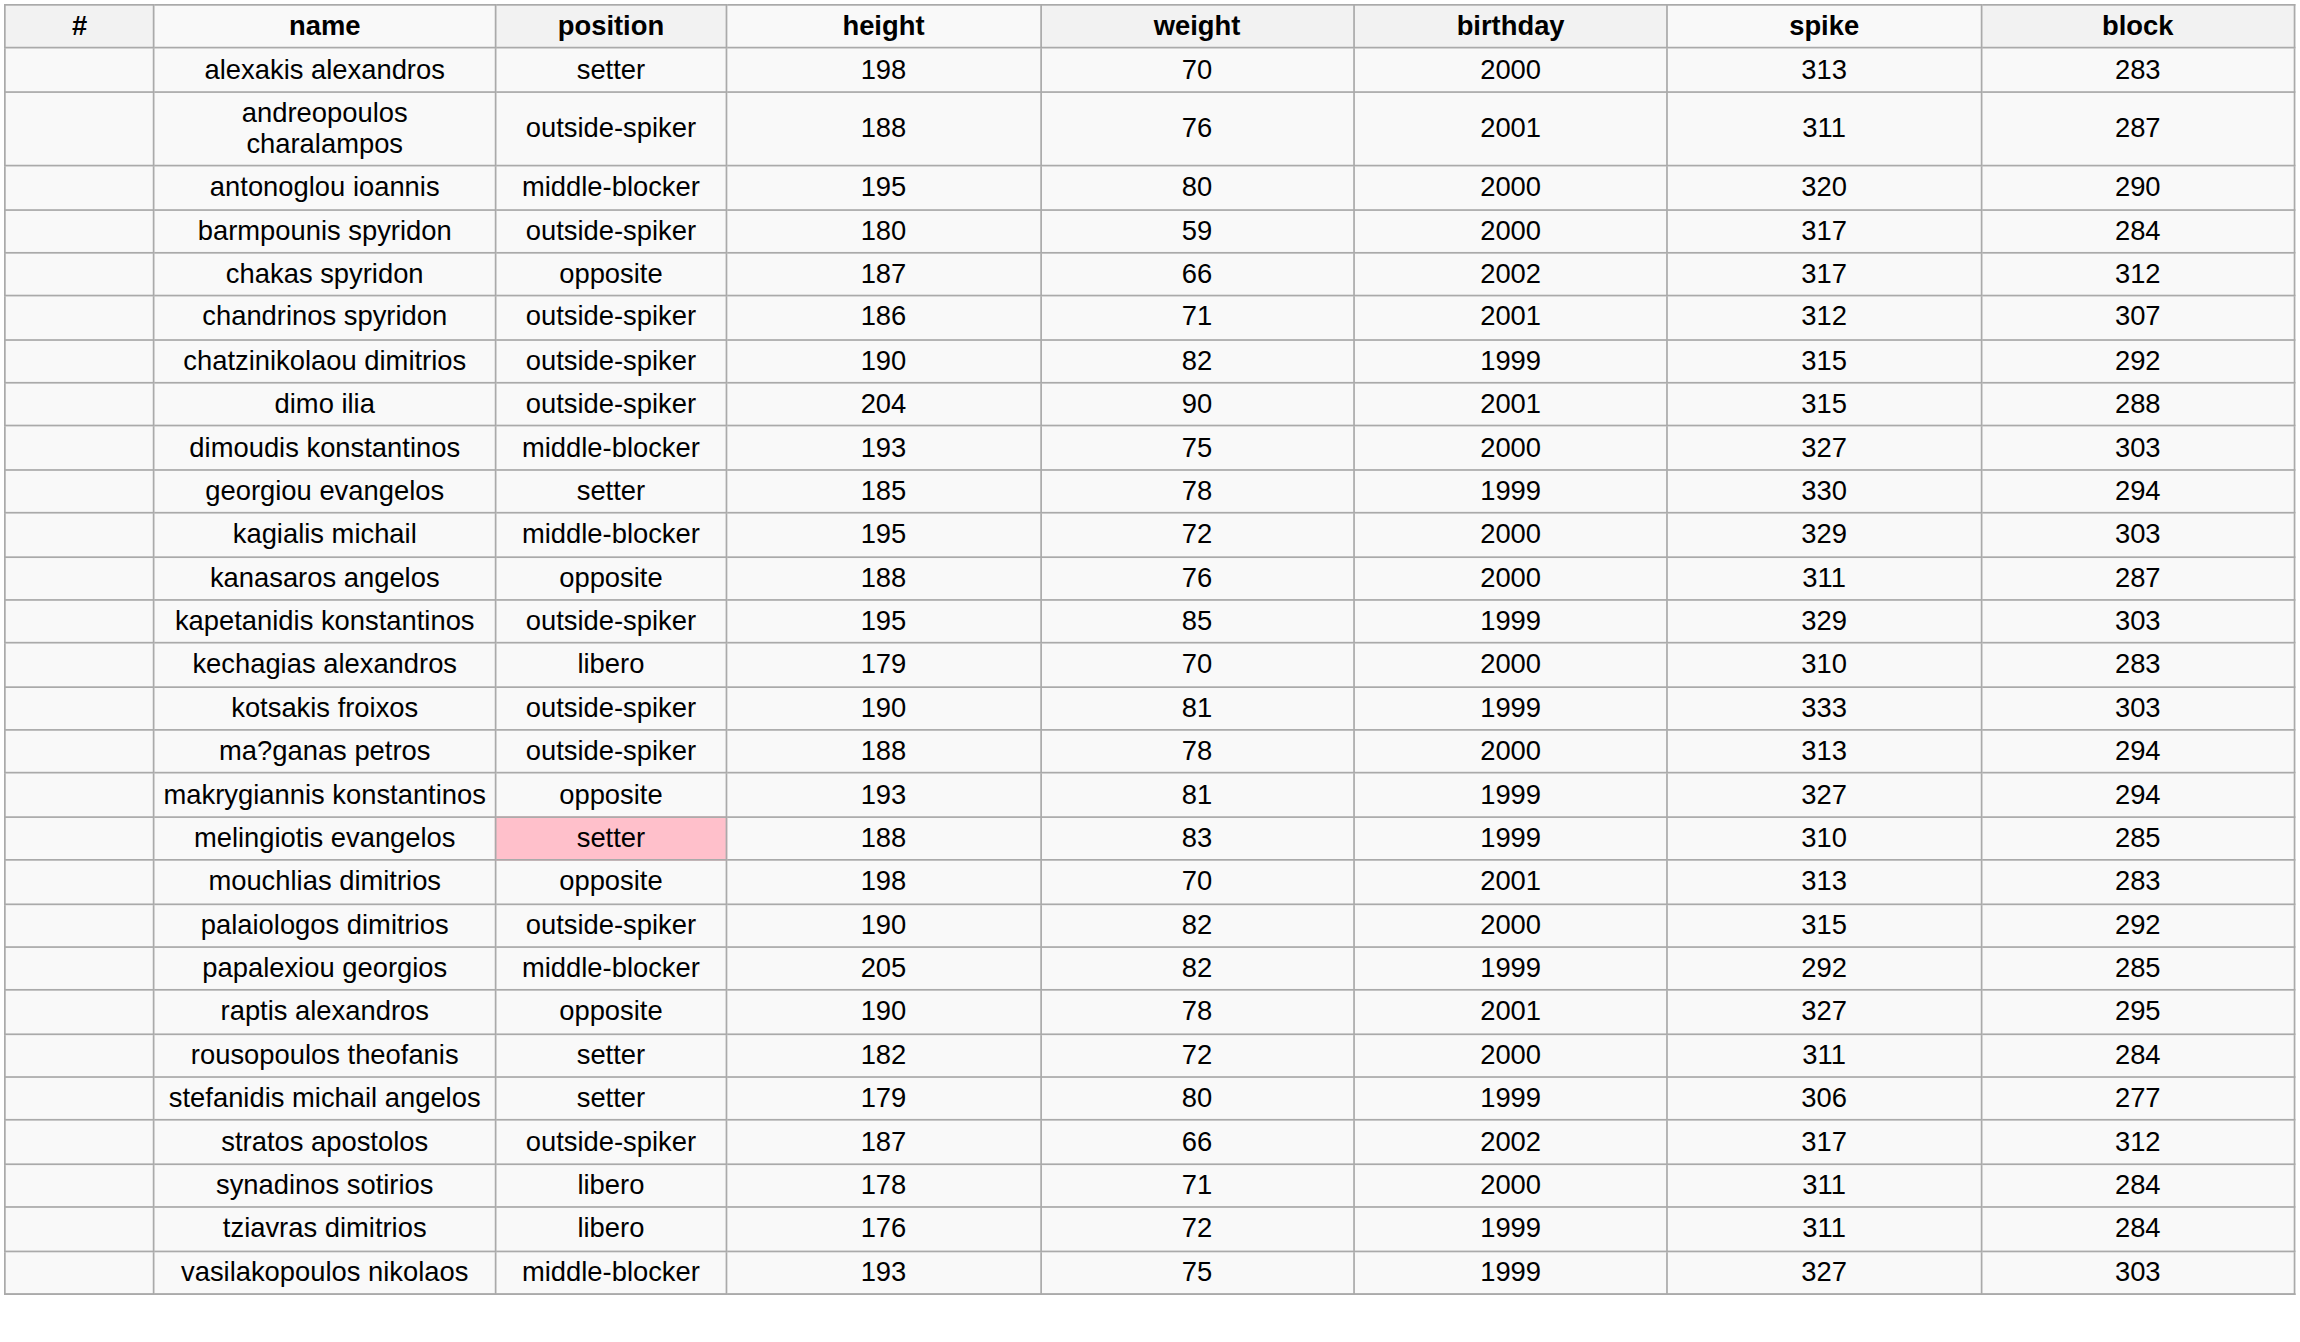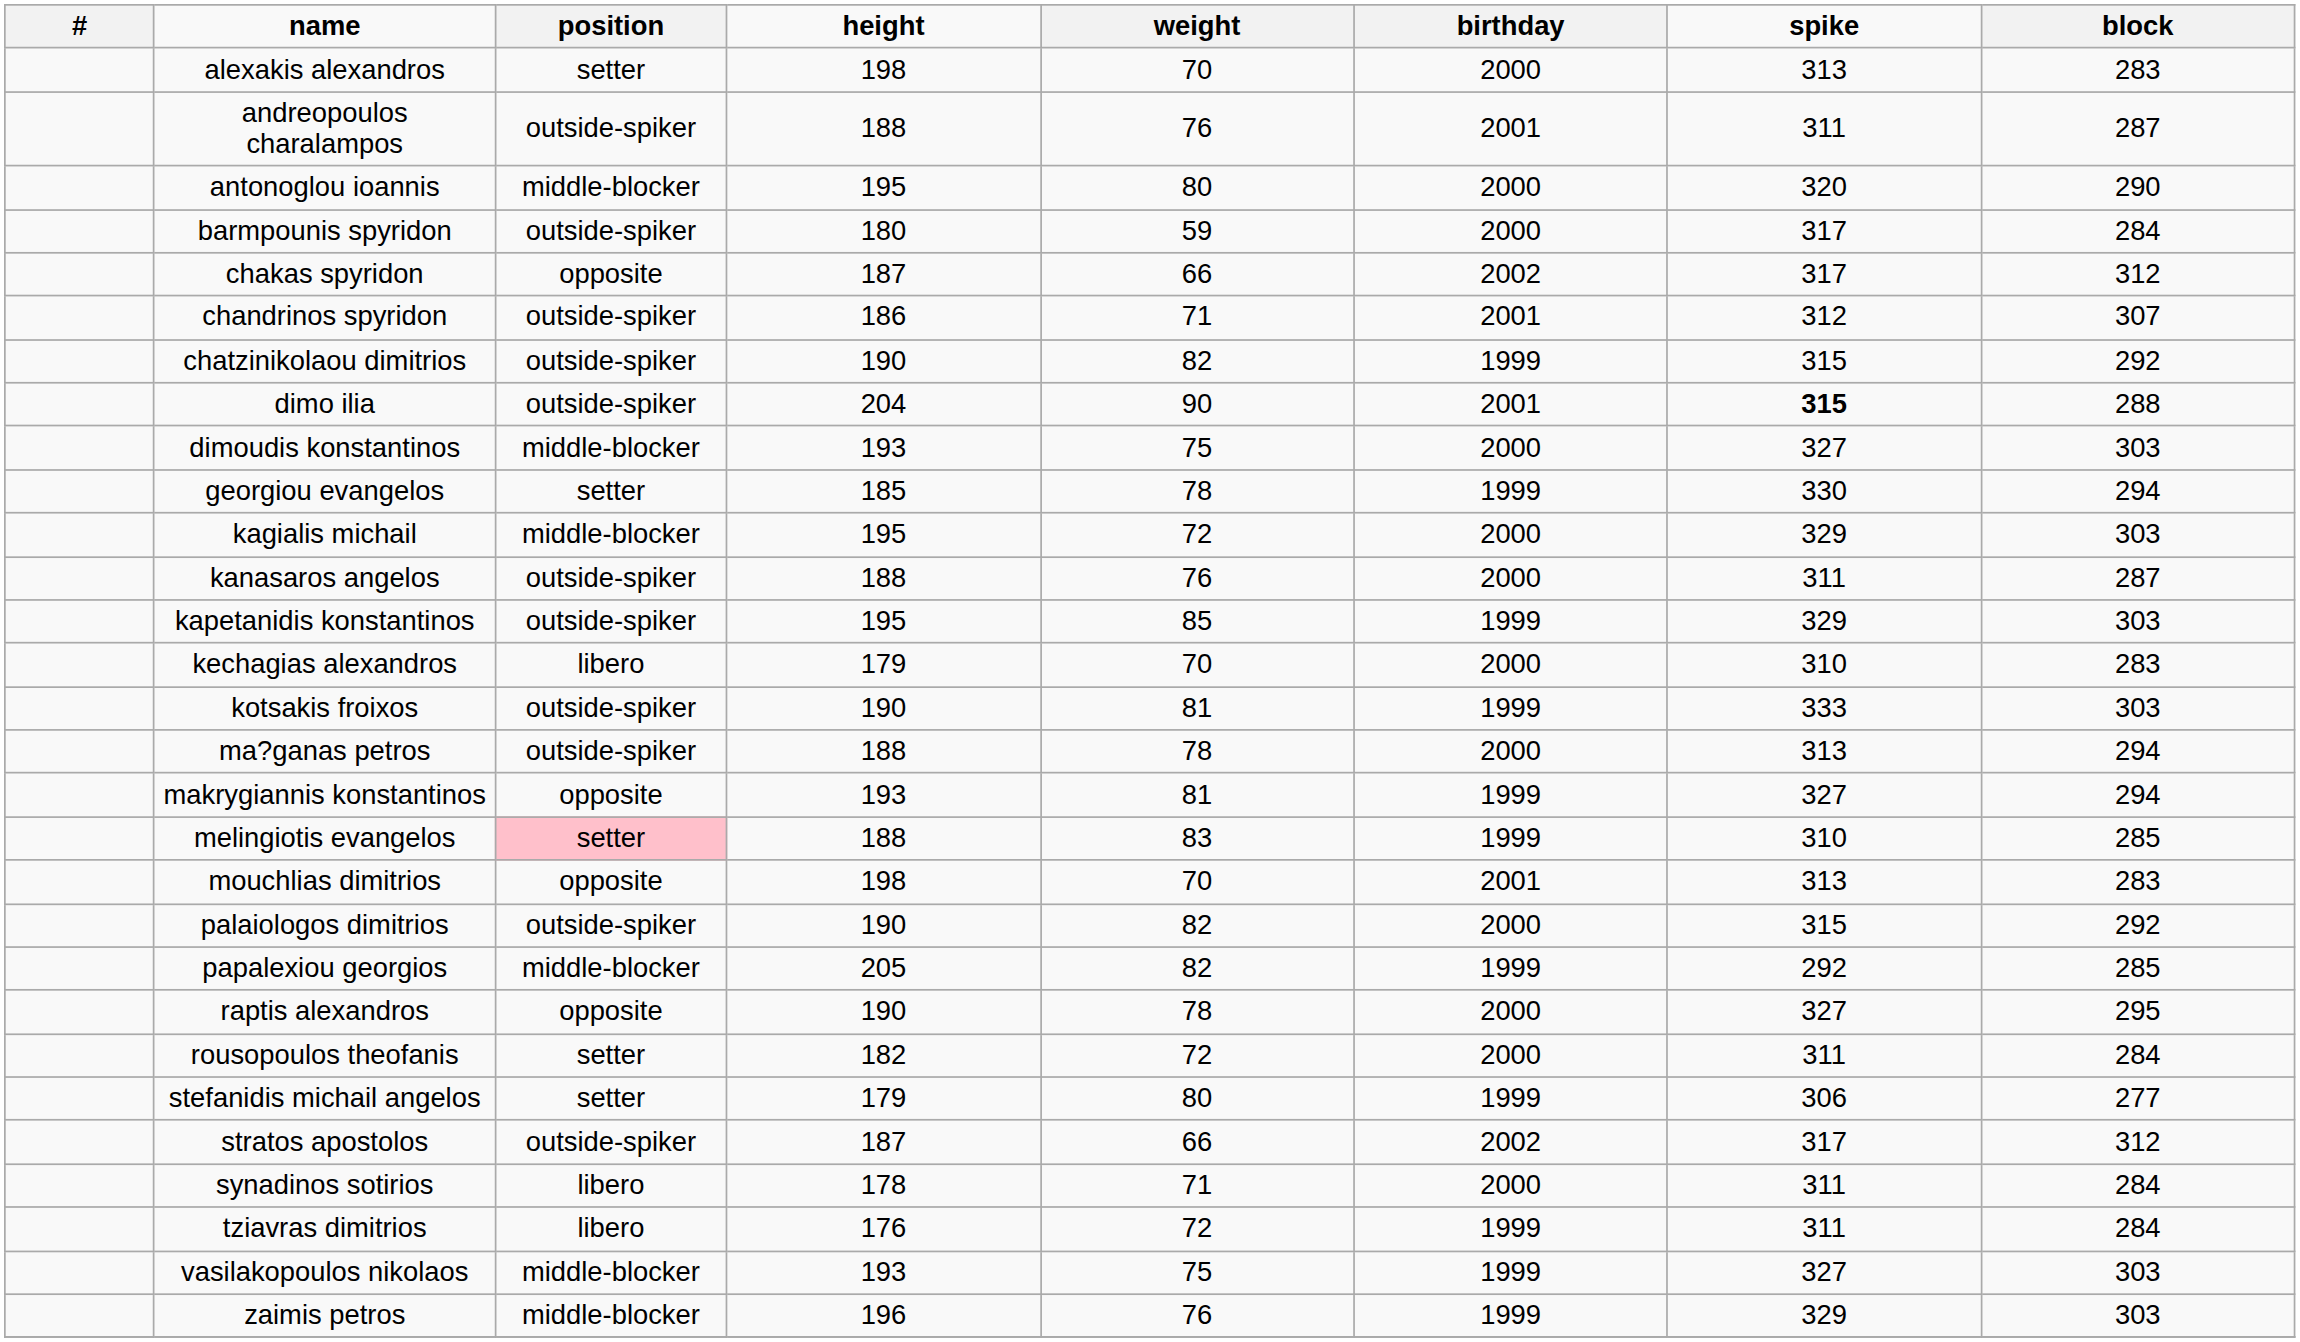(1824, 404) normal -> (1824, 404) bold
(611, 577) opposite -> (611, 577) outside-spiker
(1511, 1011) 2001 -> (1511, 1011) 2000
+ row: (325, 1315)
